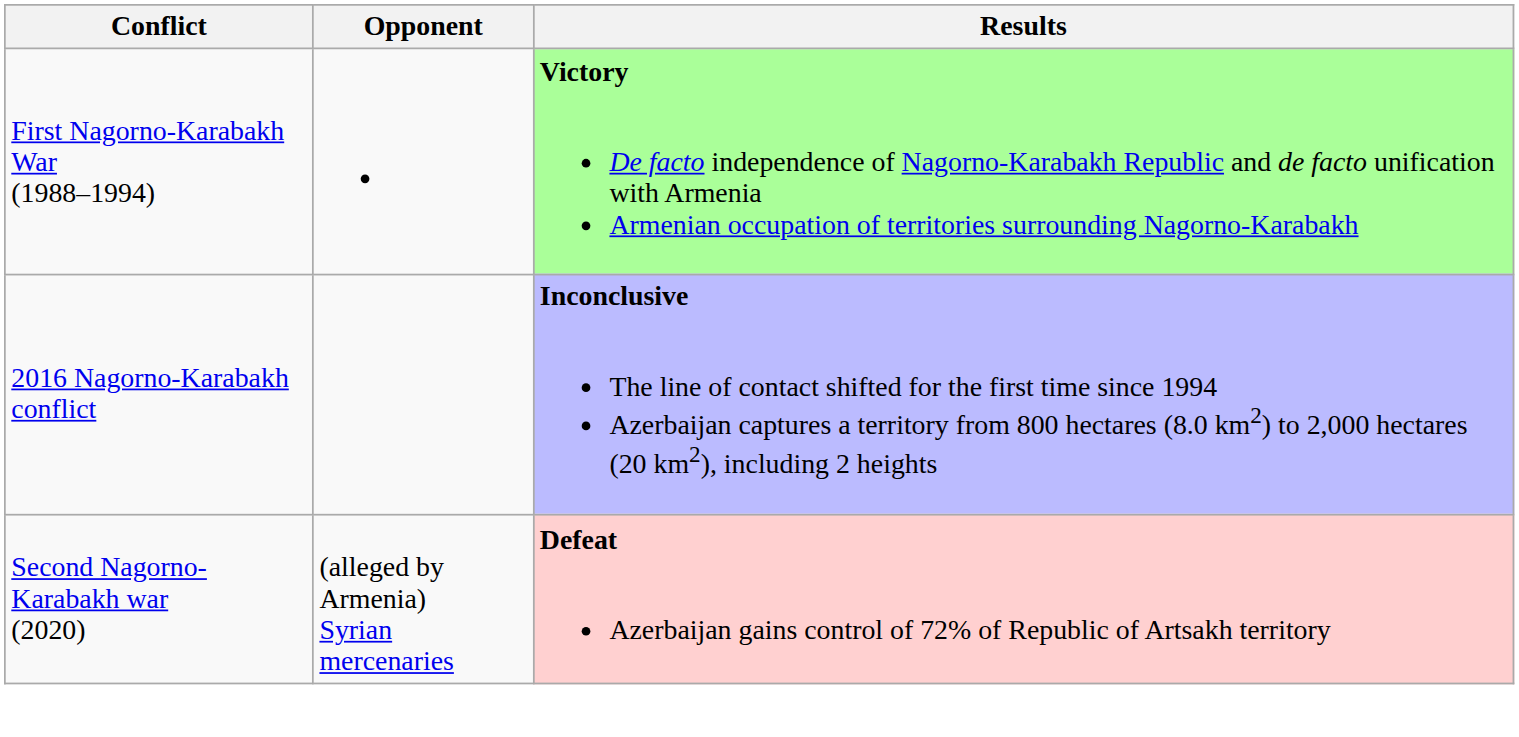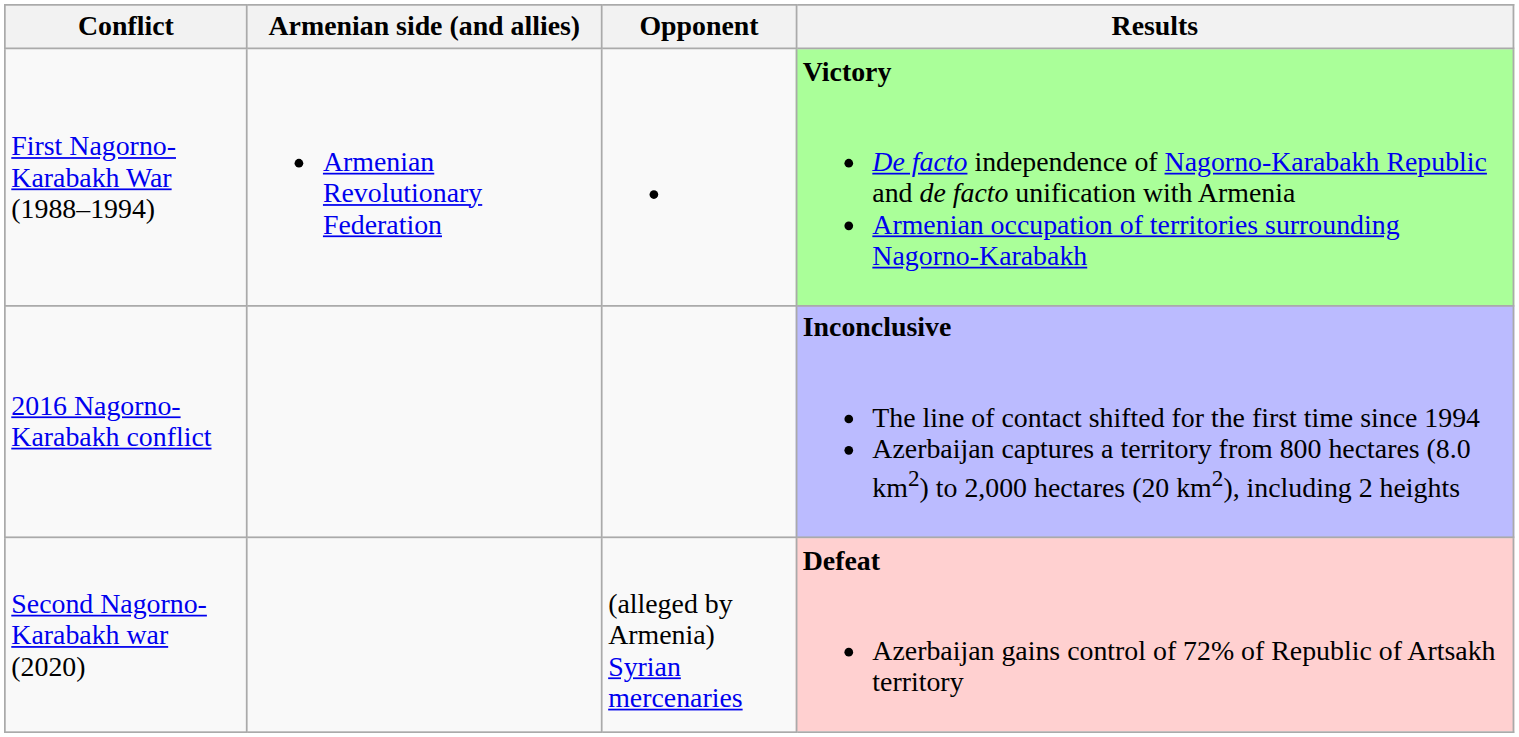+ column: (424, 26)
